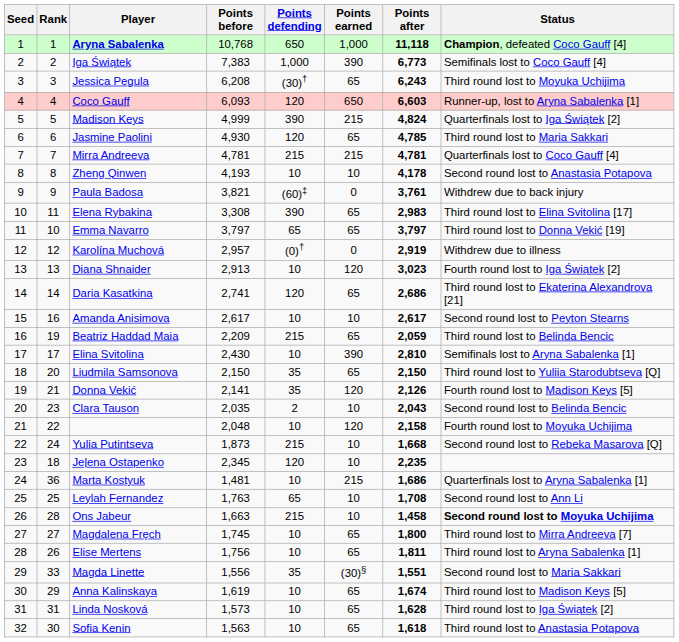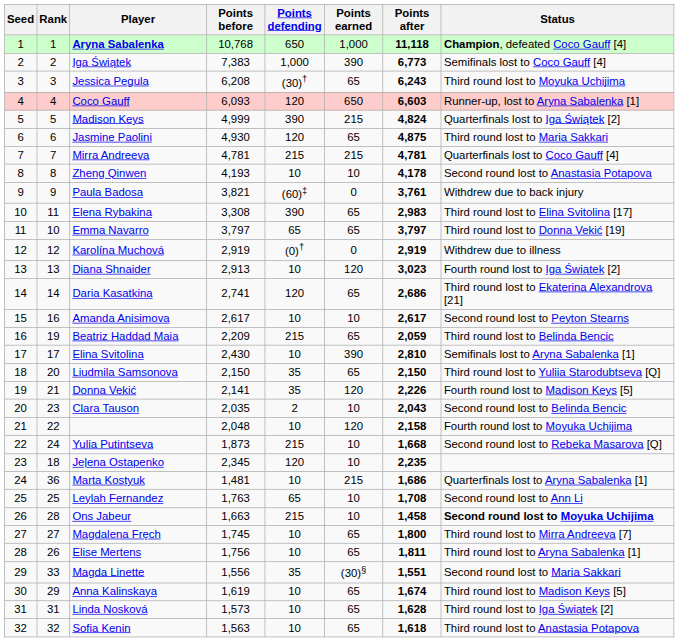(412, 137) 4,785 -> (412, 137) 4,875
(236, 250) 2,957 -> (236, 250) 2,919
(412, 390) 2,126 -> (412, 390) 2,226
(53, 627) 30 -> (53, 627) 32
